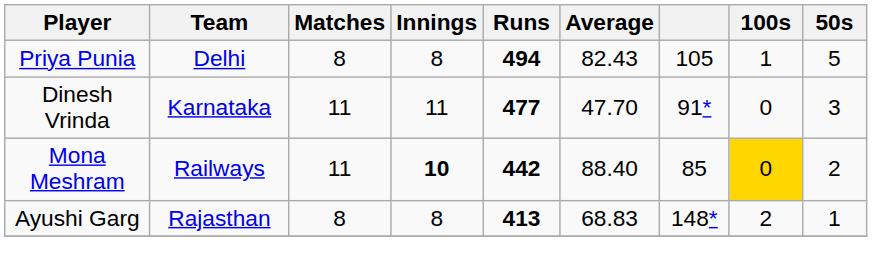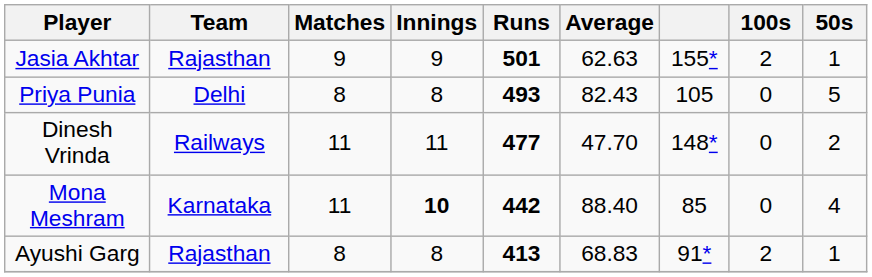+ row: (77, 58)
(521, 58) 494 -> (521, 94) 493
(766, 58) 1 -> (766, 94) 0
(219, 107) Karnataka -> (219, 143) Railways
(694, 107) 91* -> (694, 143) 148*
(834, 107) 3 -> (834, 143) 2
(219, 168) Railways -> (219, 204) Karnataka
(766, 168) gold background -> (766, 204) no background
(834, 168) 2 -> (834, 204) 4
(694, 217) 148* -> (694, 253) 91*
